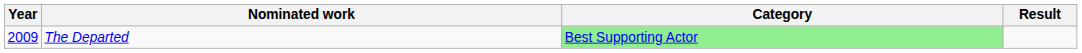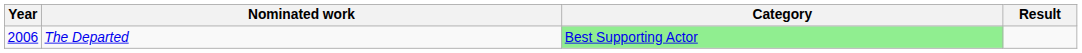(23, 37) 2009 -> (23, 37) 2006
